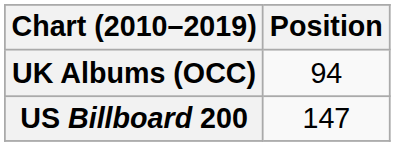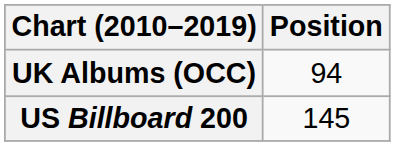(326, 118) 147 -> (326, 118) 145
